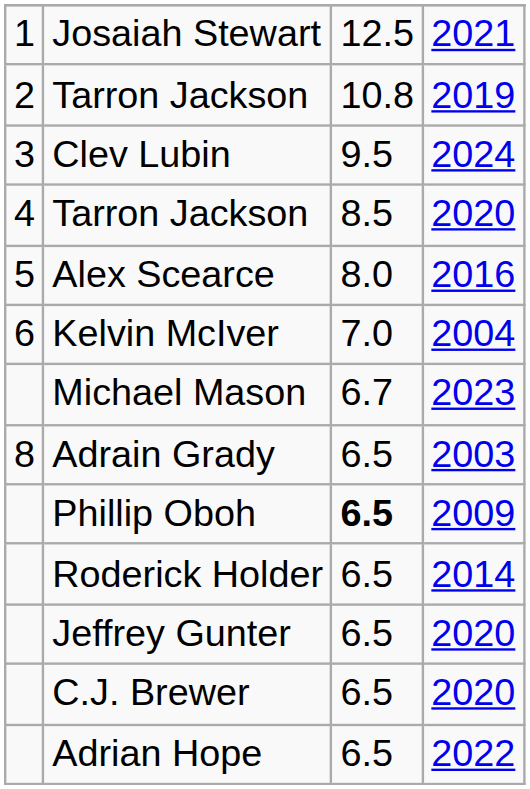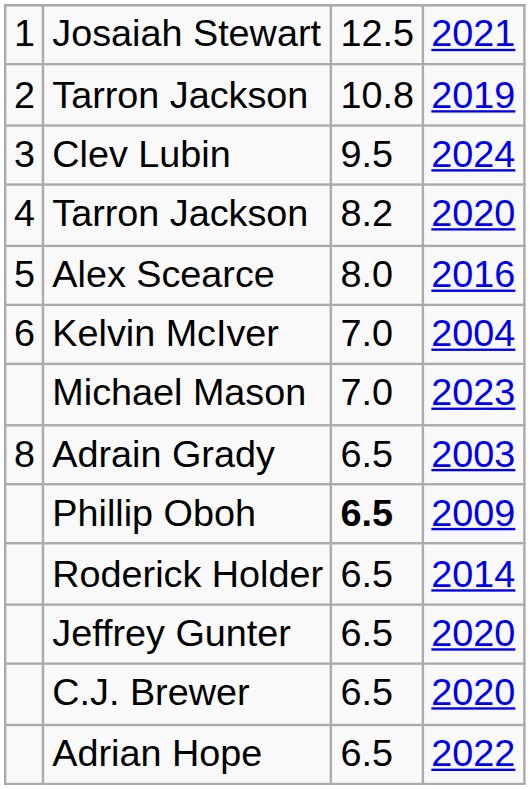(367, 214) 8.5 -> (367, 214) 8.2
(367, 393) 6.7 -> (367, 393) 7.0
